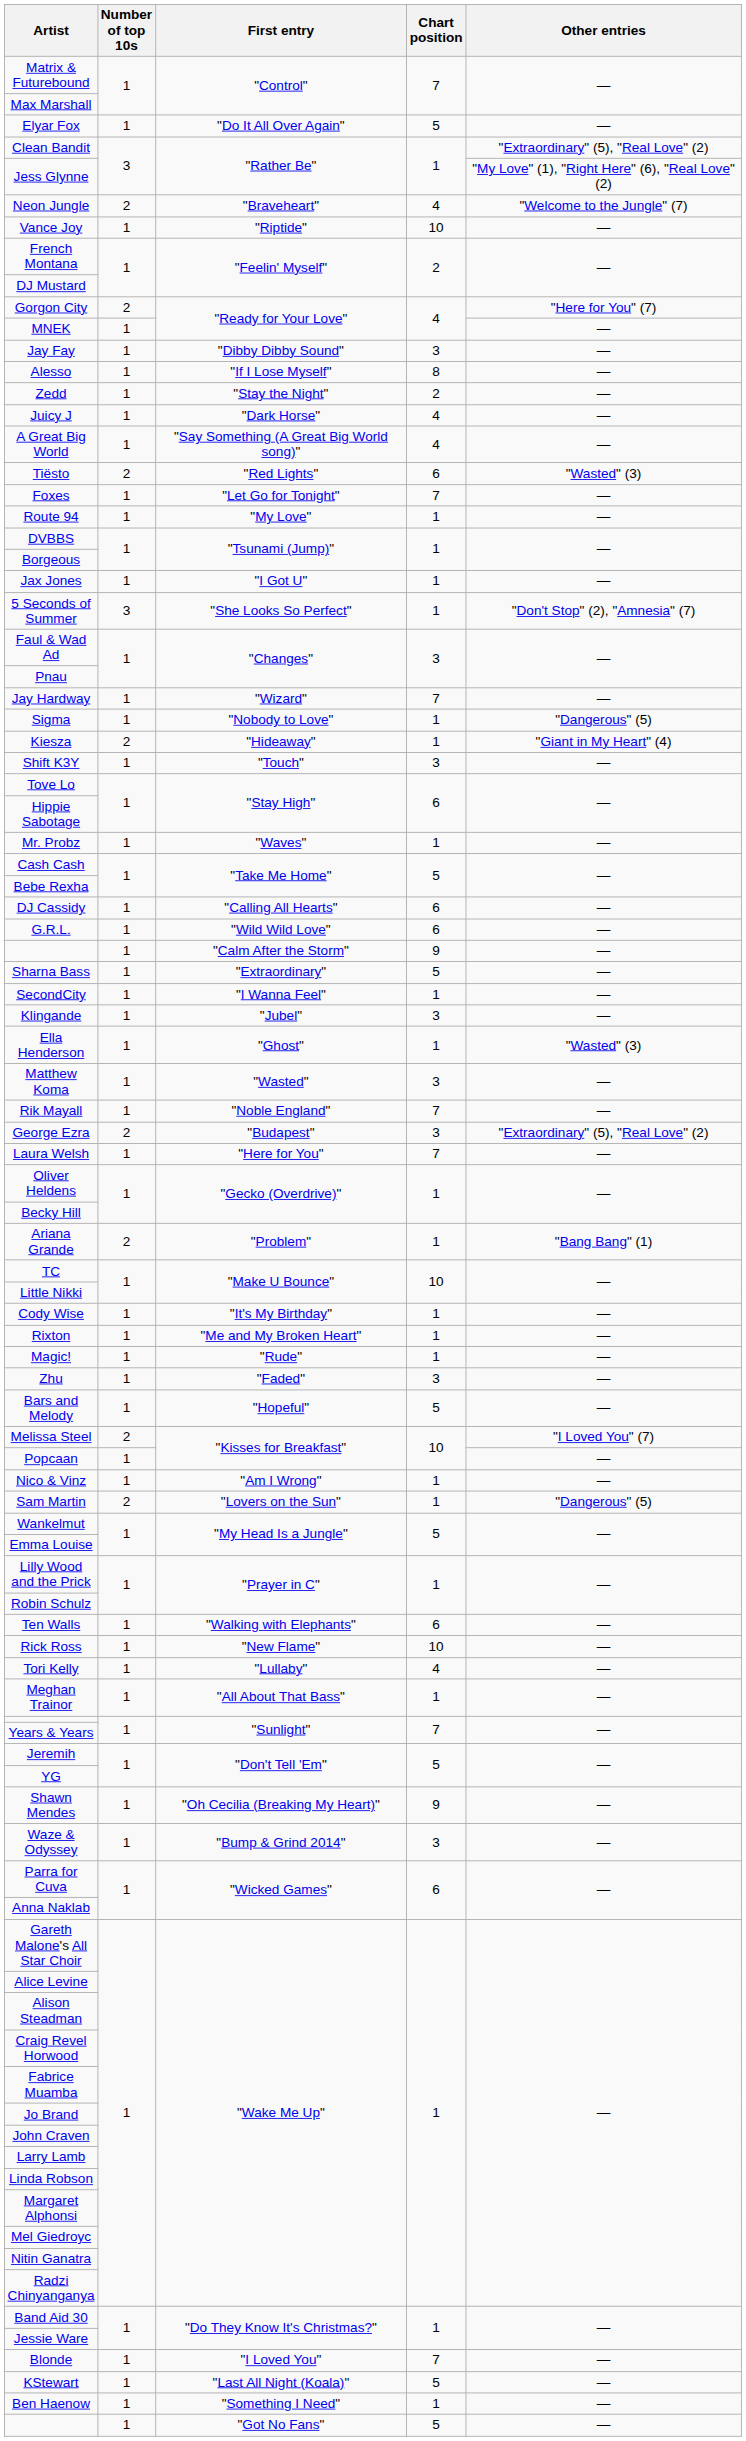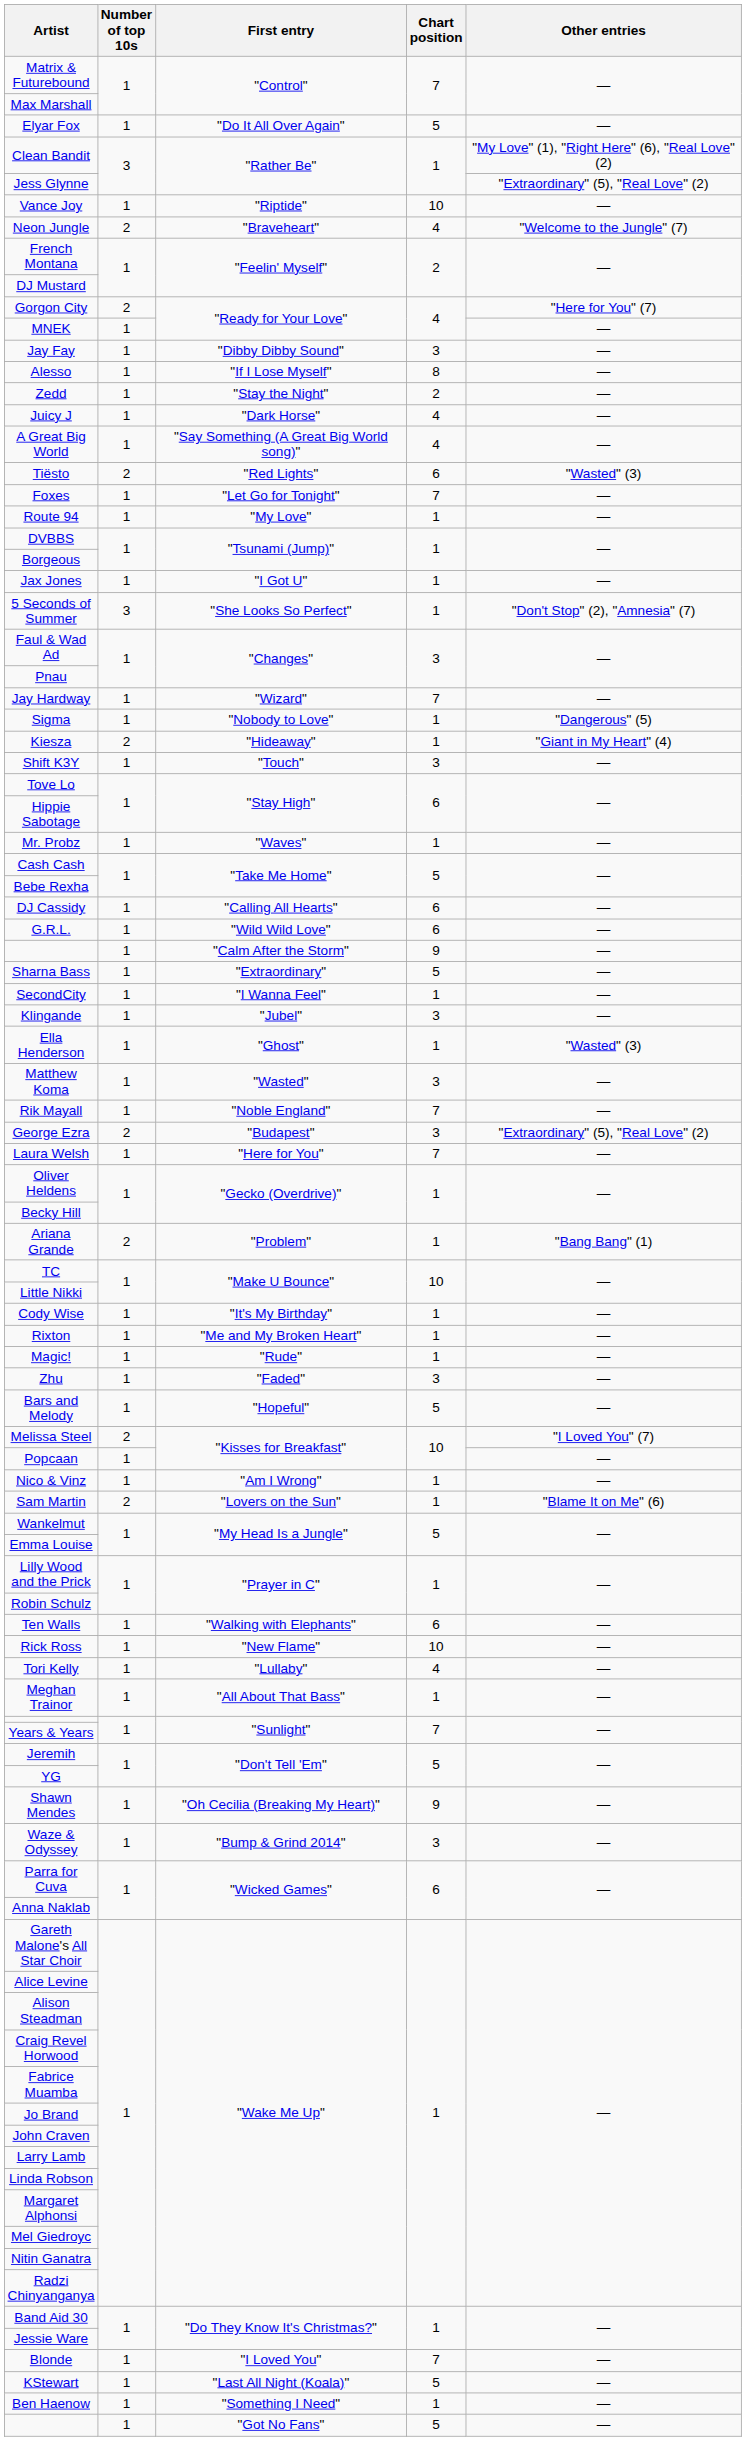(604, 147) "Extraordinary" (5), "Real Love" (2) -> (604, 155) "My Love" (1), "Right Here" (6), "Real Love" (2)
(604, 176) "My Love" (1), "Right Here" (6), "Real Love" (2) -> (604, 184) "Extraordinary" (5), "Real Love" (2)
rows swapped: (51, 205) <-> (51, 227)
(604, 1502) "Dangerous" (5) -> (604, 1502) "Blame It on Me" (6)
